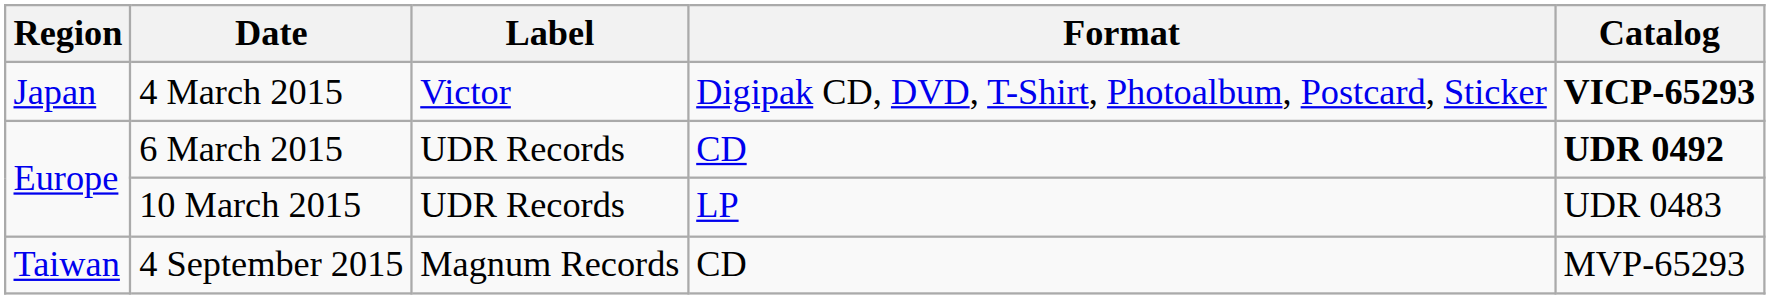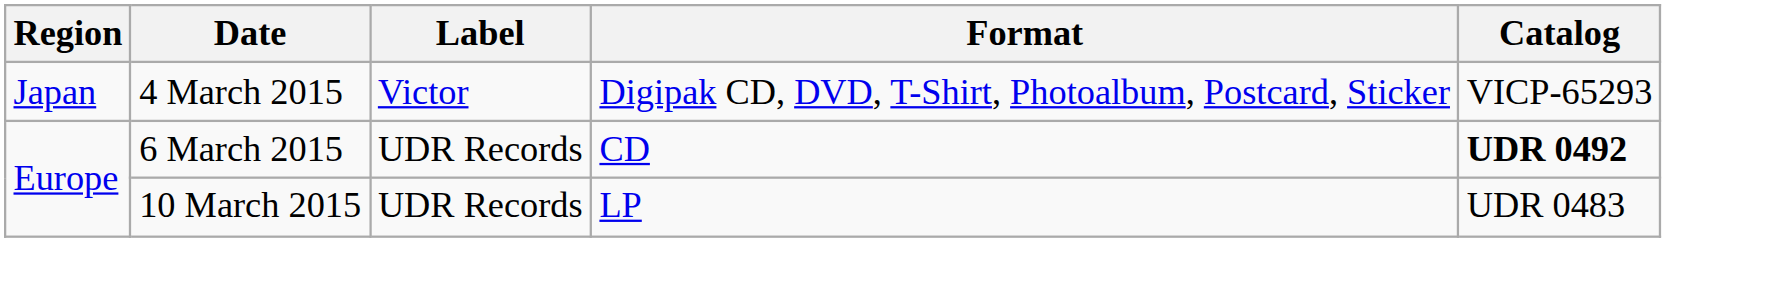(1659, 90) bold -> (1560, 90) normal
- row: (271, 263)
